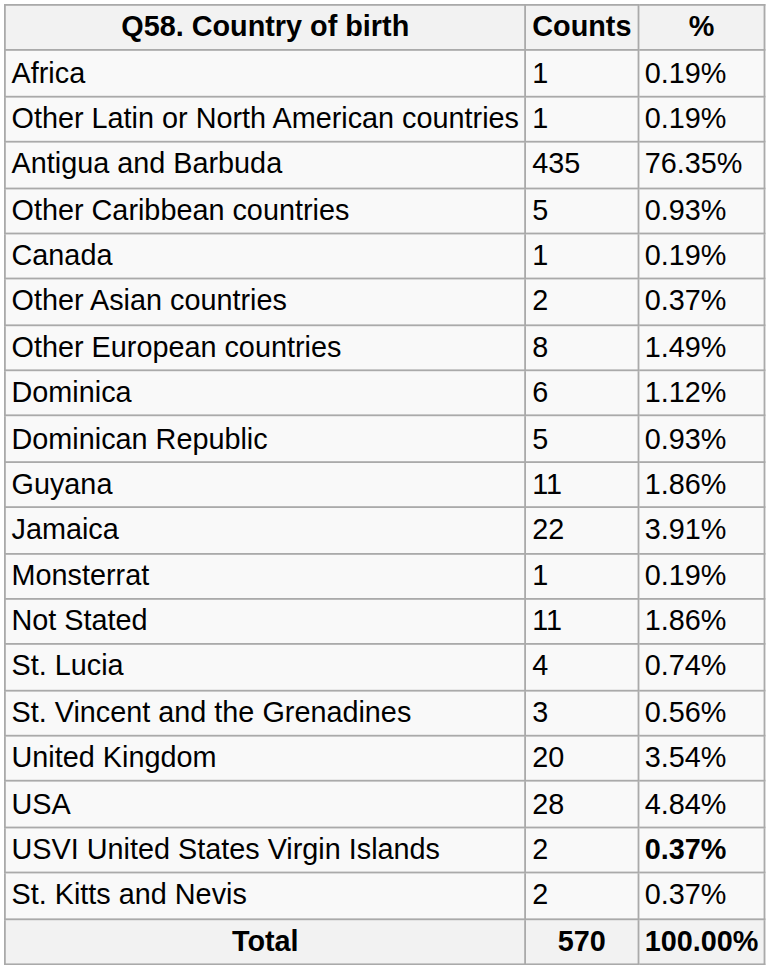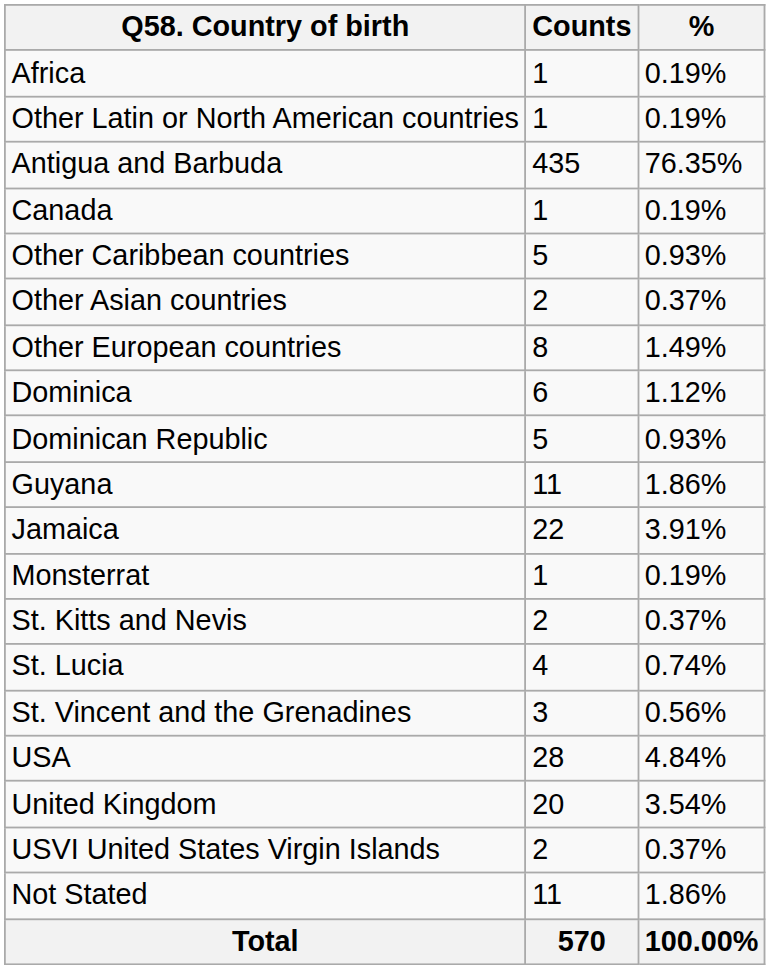rows swapped: (180, 210) <-> (62, 255)
rows swapped: (129, 895) <-> (80, 621)
rows swapped: (114, 758) <-> (41, 803)
(686, 849) bold -> (686, 849) normal
